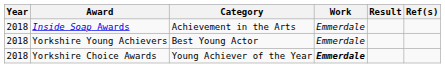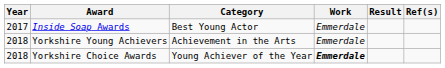(17, 26) 2018 -> (17, 26) 2017
(234, 26) Achievement in the Arts -> (215, 26) Best Young Actor
(215, 41) Best Young Actor -> (234, 41) Achievement in the Arts
